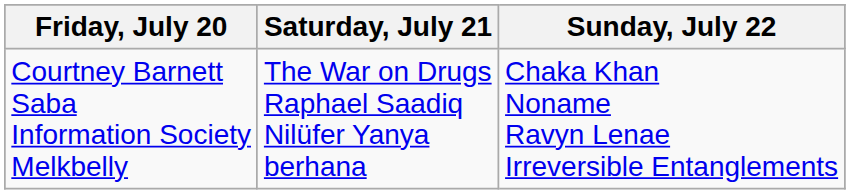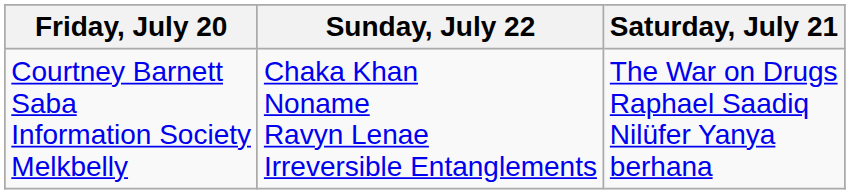columns swapped: (378, 26) <-> (672, 26)
